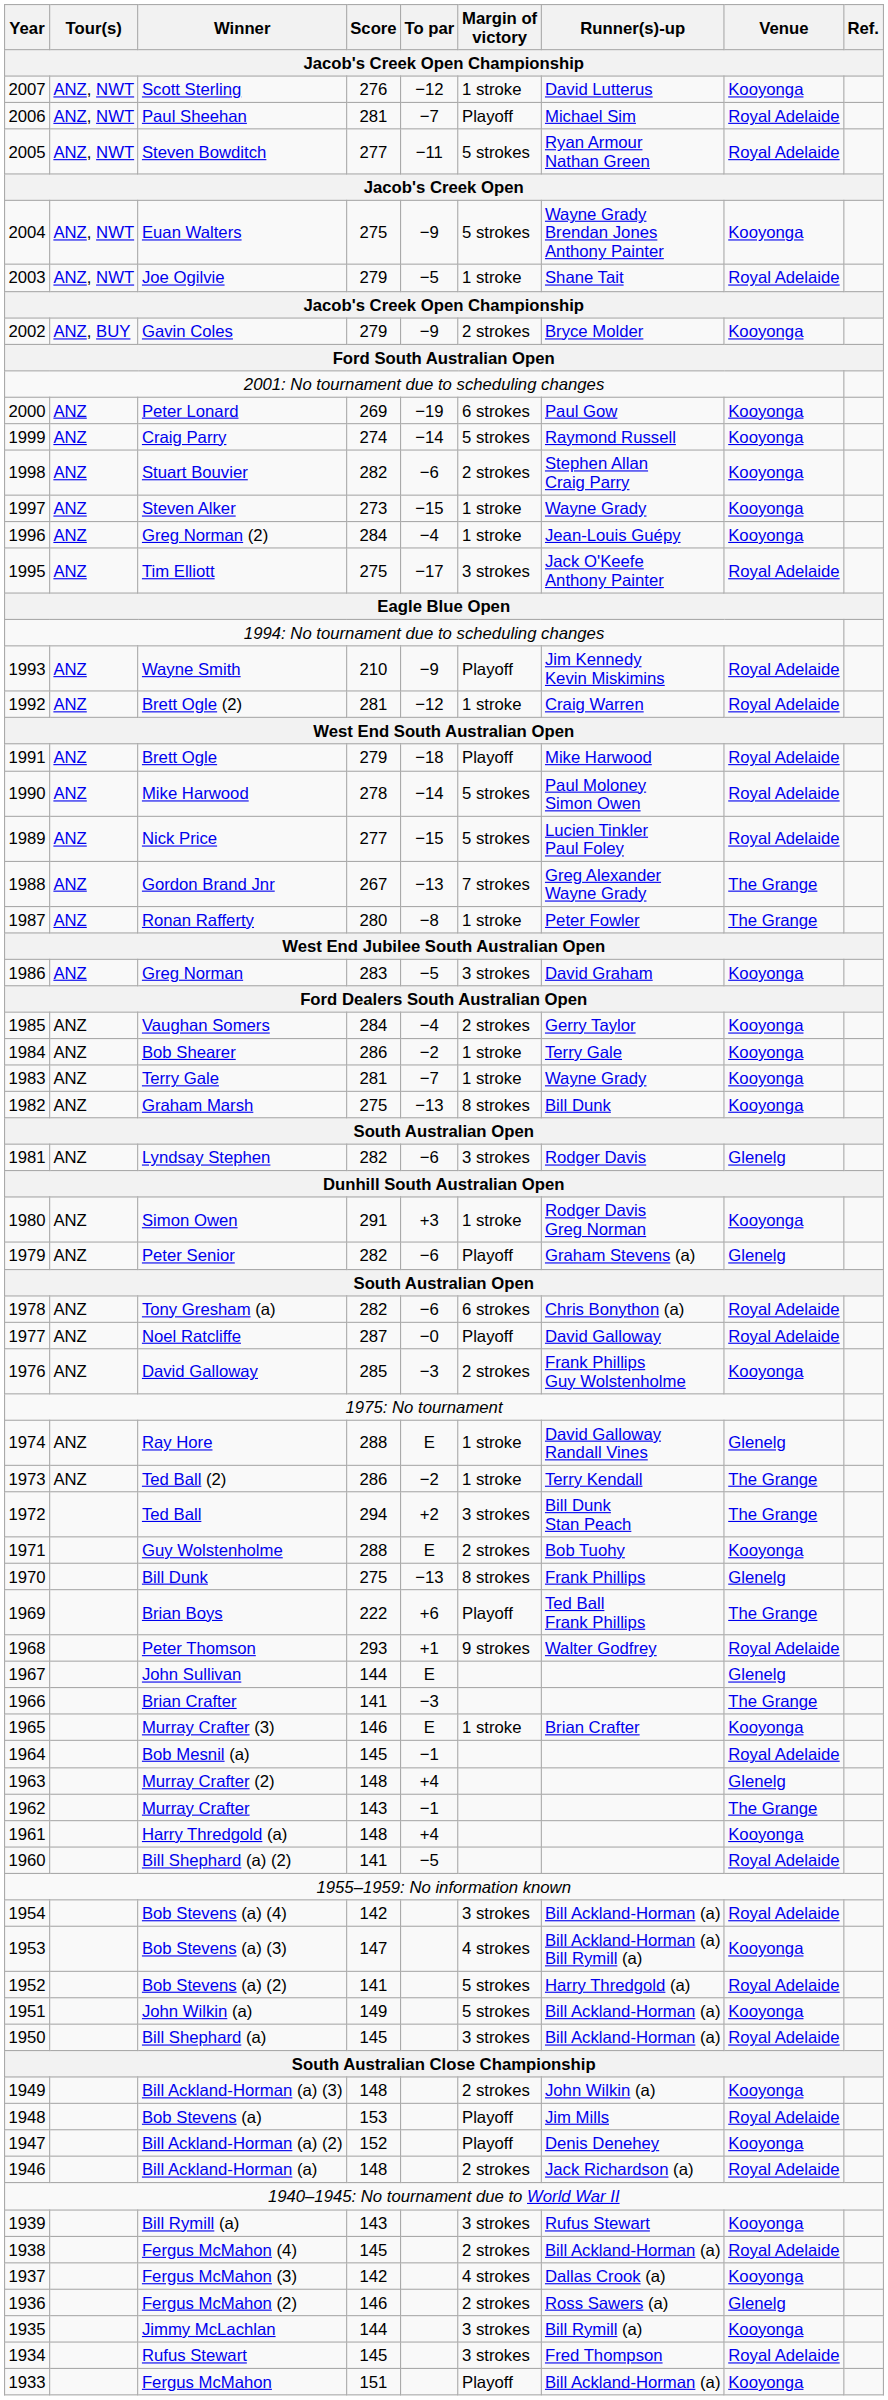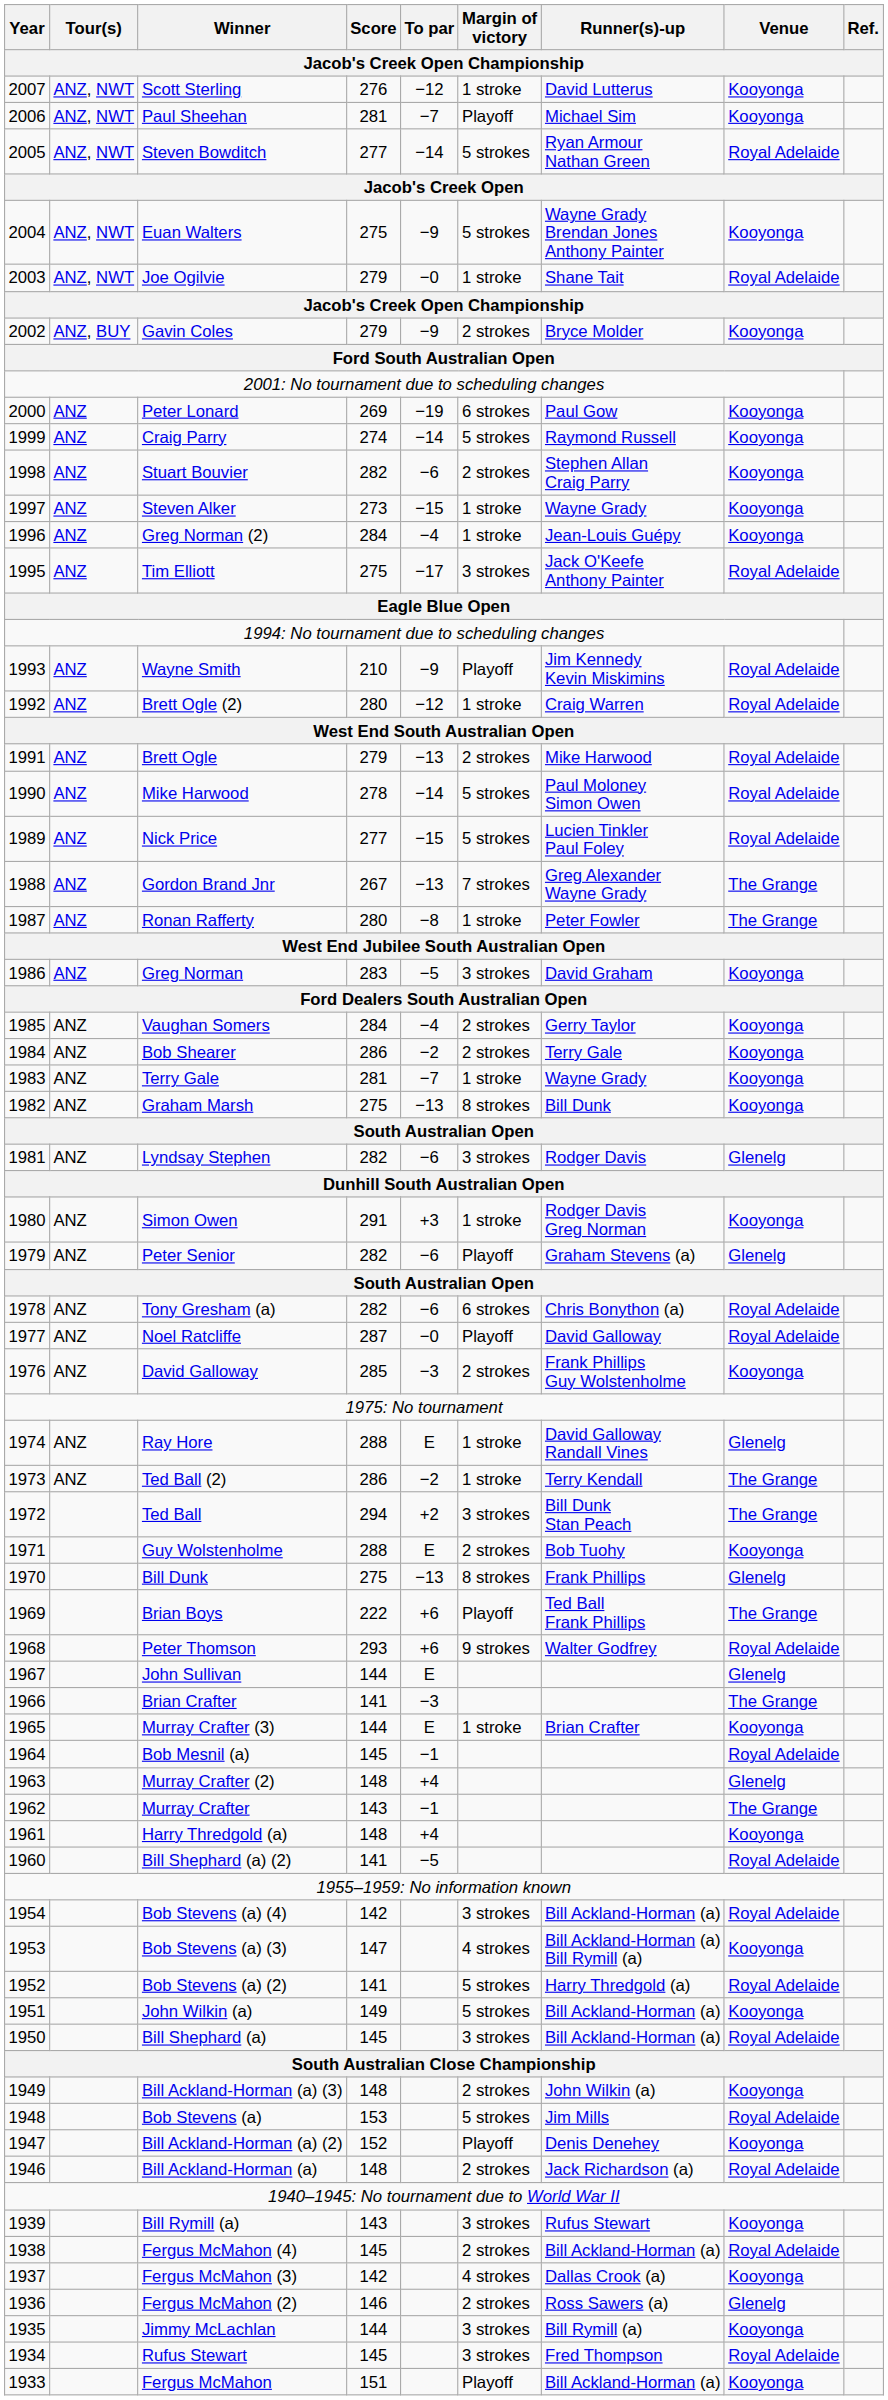(784, 116) Royal Adelaide -> (766, 116) Kooyonga
(429, 152) −11 -> (429, 152) −14
(429, 278) −5 -> (429, 278) −0
(373, 705) 281 -> (373, 705) 280
(429, 758) −18 -> (429, 758) −13
(487, 758) Playoff -> (496, 758) 2 strokes
(492, 1052) 1 stroke -> (496, 1052) 2 strokes
(429, 1648) +1 -> (429, 1648) +6
(373, 1728) 146 -> (373, 1728) 144
(487, 2117) Playoff -> (496, 2117) 5 strokes
